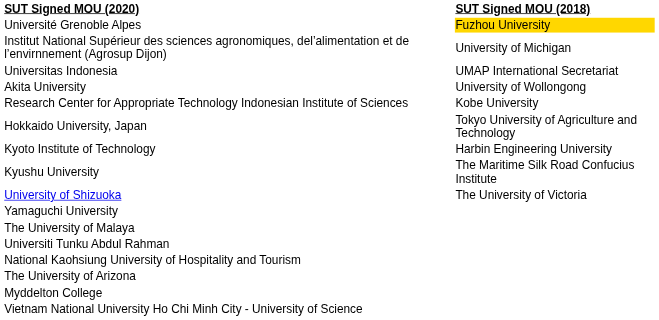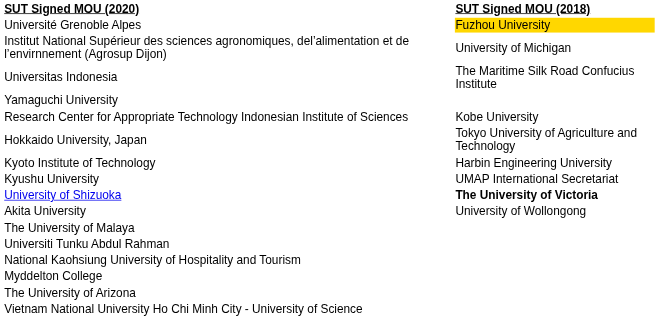(537, 71) UMAP International Secretariat -> (545, 77) The Maritime Silk Road Confucius Institute
rows swapped: (45, 87) <-> (61, 211)
(545, 172) The Maritime Silk Road Confucius Institute -> (537, 179) UMAP International Secretariat
(521, 195) normal -> (527, 195) bold
rows swapped: (53, 293) <-> (70, 276)
